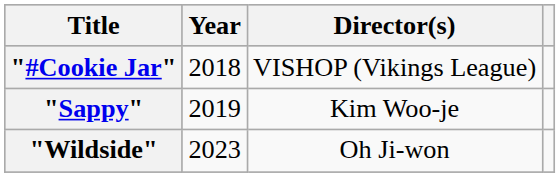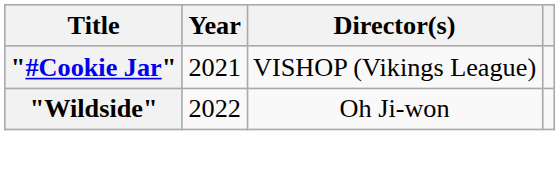(215, 66) 2018 -> (215, 66) 2021
- row: (94, 108)
(215, 150) 2023 -> (215, 108) 2022
